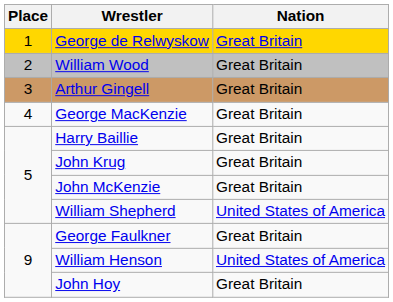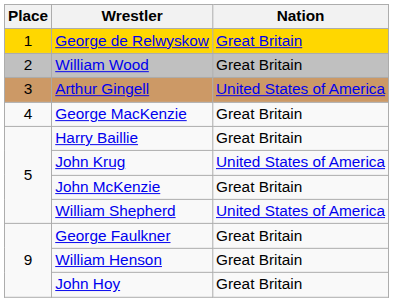(259, 89) Great Britain -> (301, 89) United States of America
(259, 162) Great Britain -> (301, 162) United States of America
(301, 260) United States of America -> (259, 260) Great Britain
